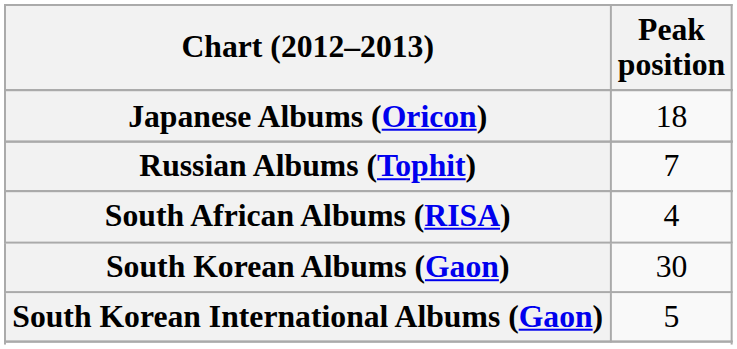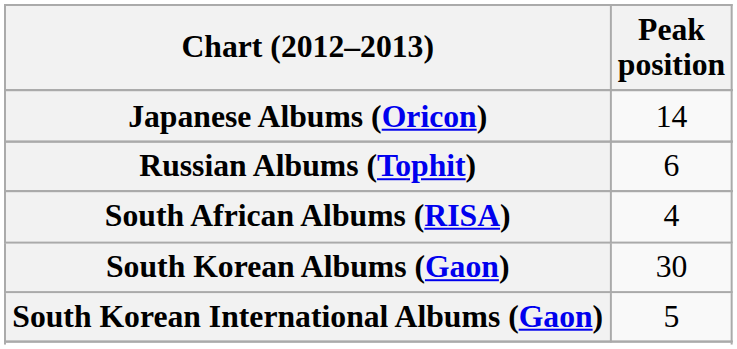(671, 115) 18 -> (671, 115) 14
(671, 165) 7 -> (671, 165) 6
